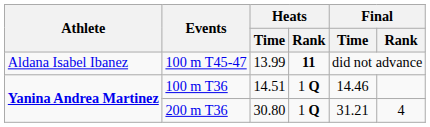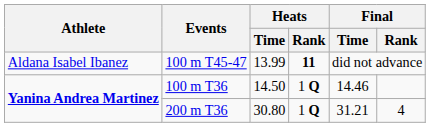(269, 87) 14.51 -> (269, 87) 14.50
